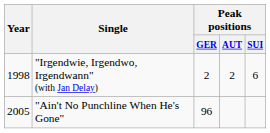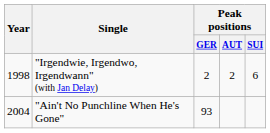(18, 112) 2005 -> (18, 112) 2004
(207, 112) 96 -> (207, 112) 93
